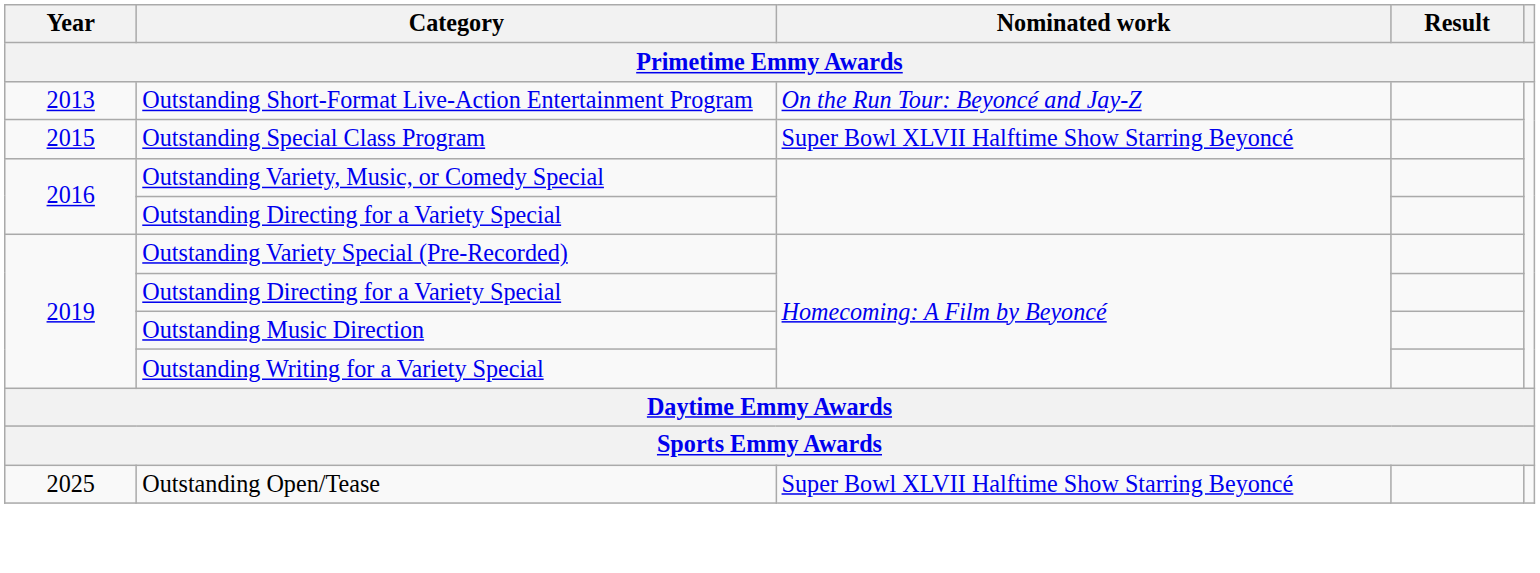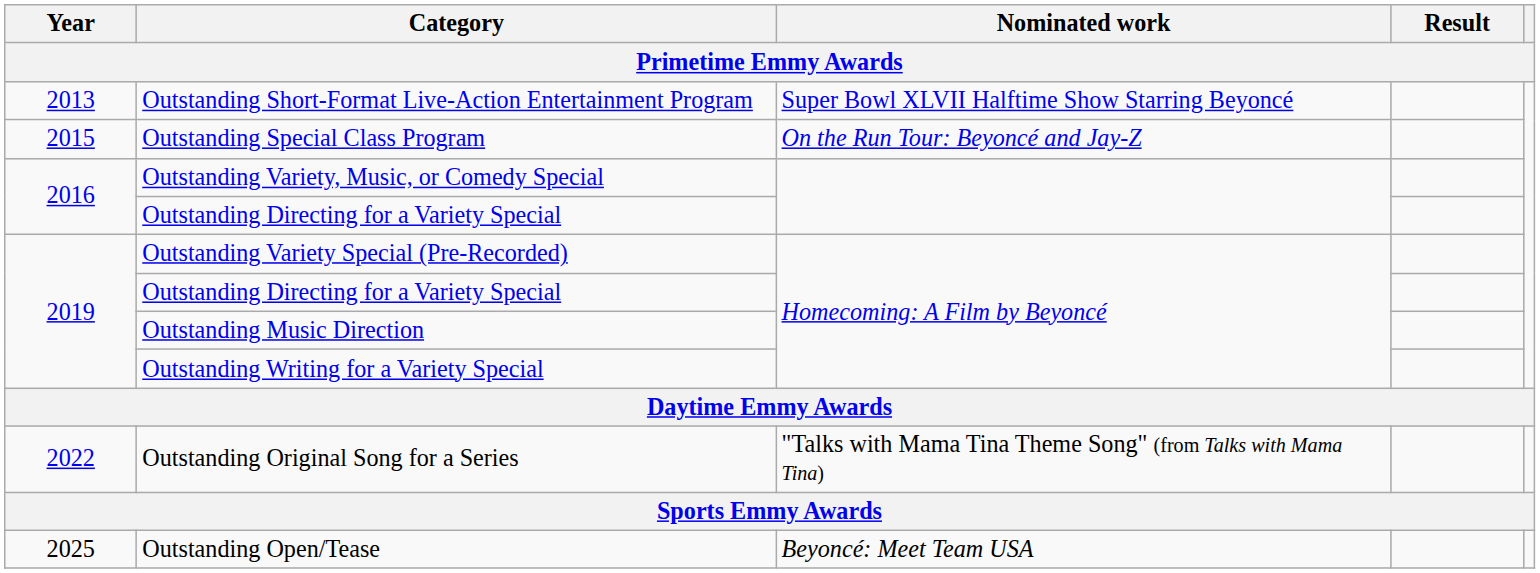(962, 100) On the Run Tour: Beyoncé and Jay-Z -> (1037, 100) Super Bowl XLVII Halftime Show Starring Beyoncé
(1037, 138) Super Bowl XLVII Halftime Show Starring Beyoncé -> (962, 138) On the Run Tour: Beyoncé and Jay-Z
+ row: (71, 458)
(1037, 483) Super Bowl XLVII Halftime Show Starring Beyoncé -> (908, 548) Beyoncé: Meet Team USA
